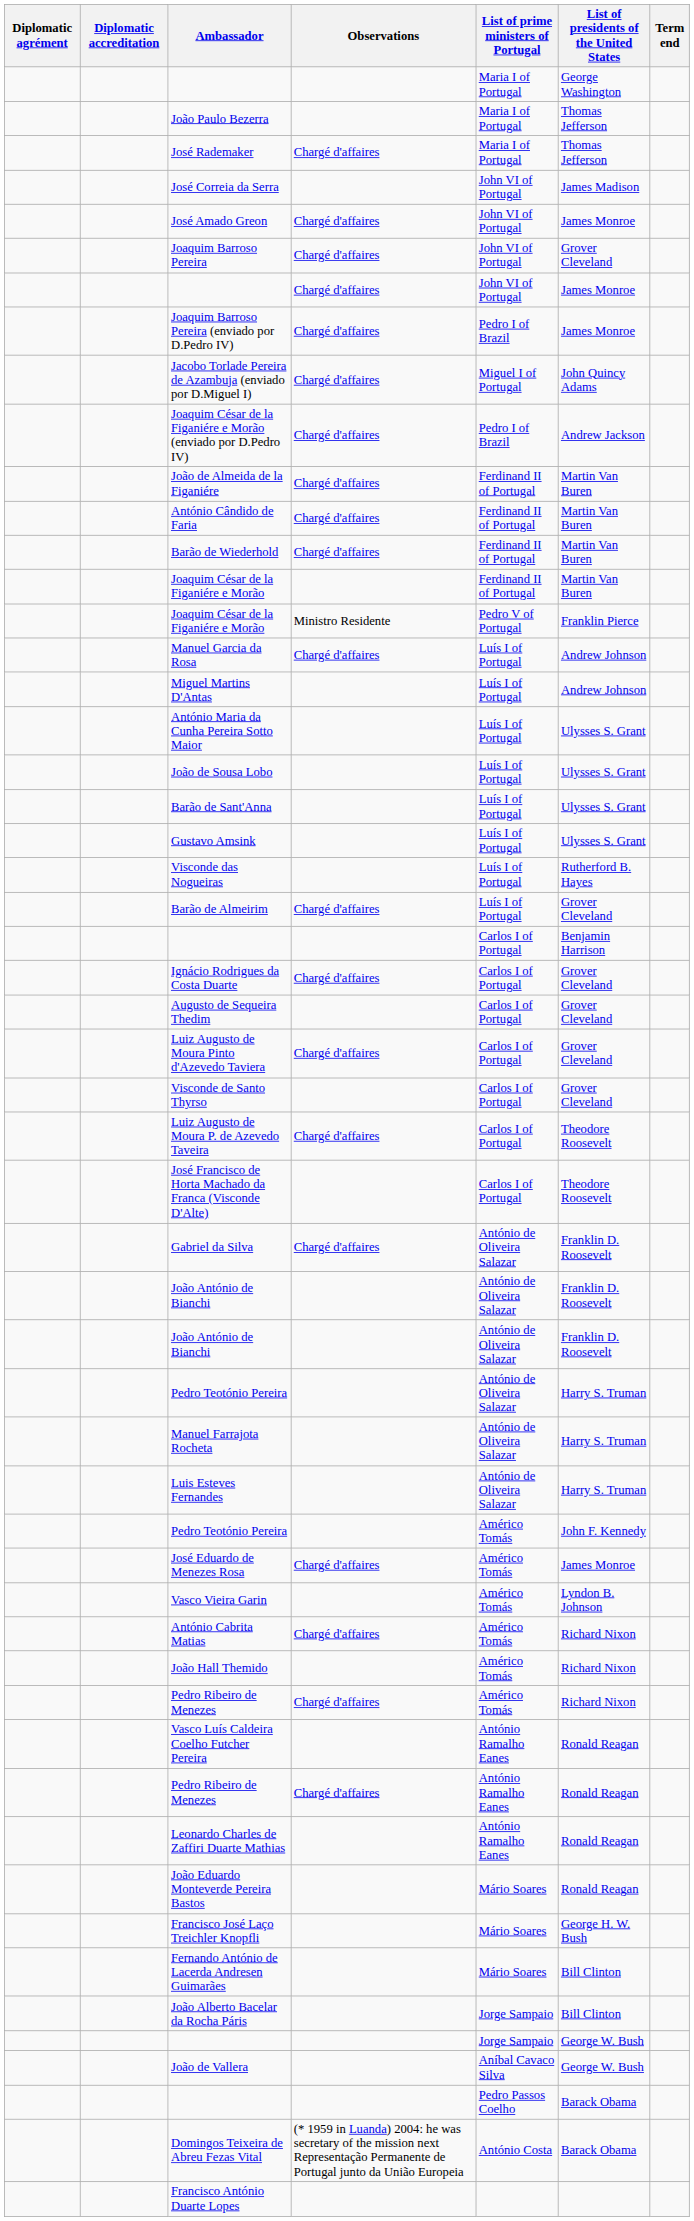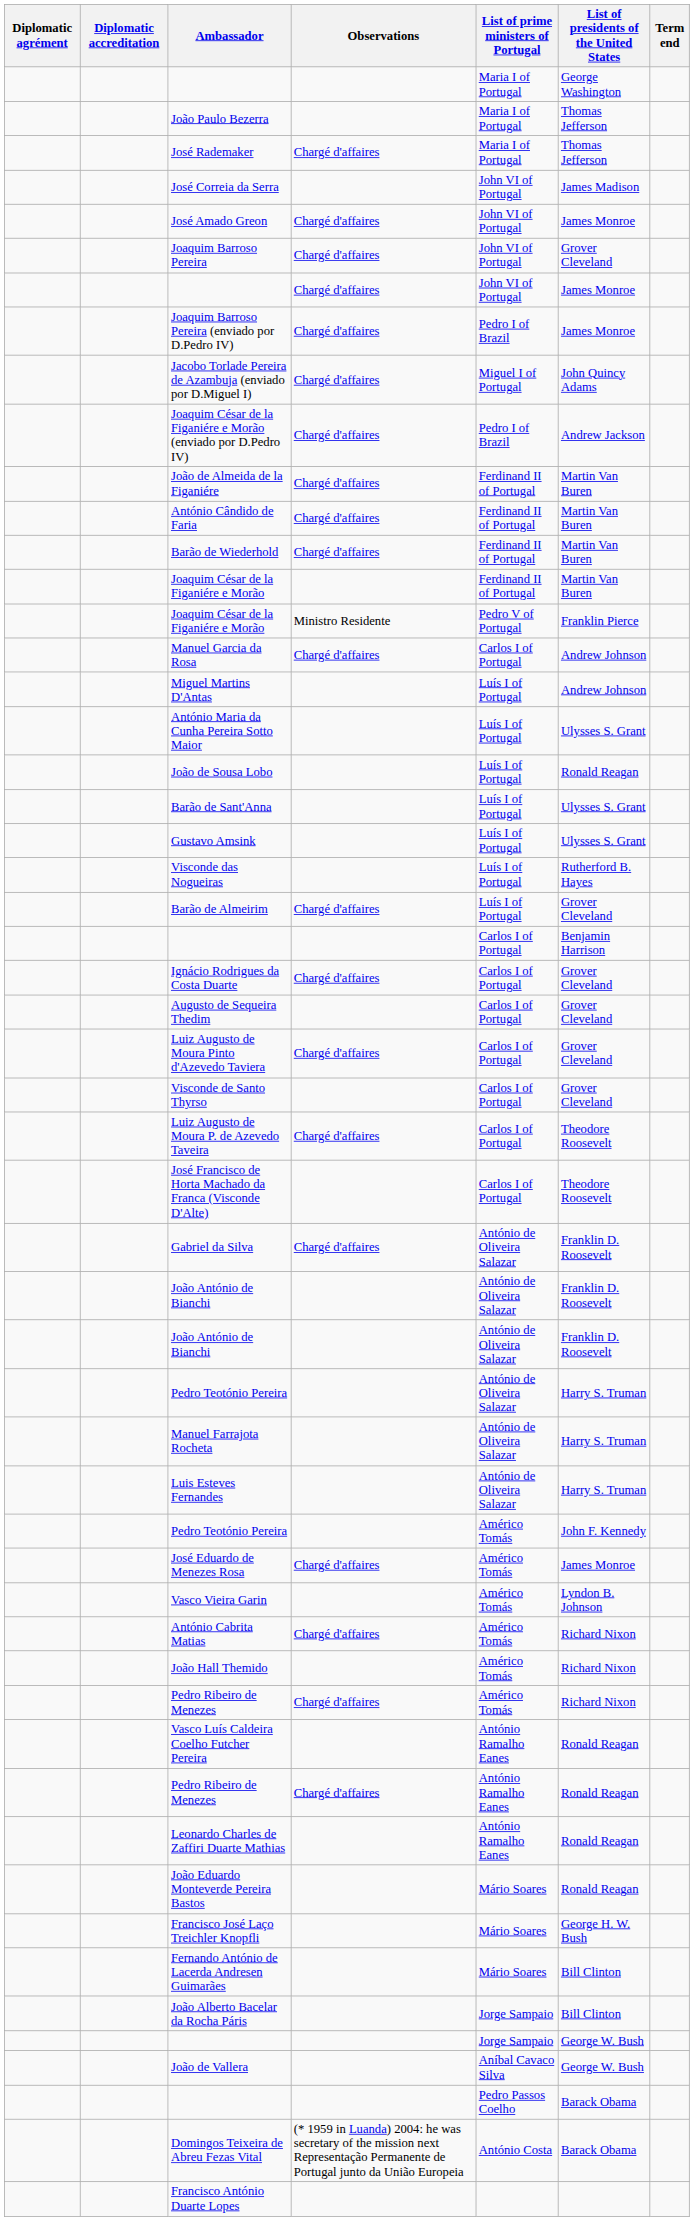(501, 655) Luís I of Portugal -> (506, 655) Carlos I of Portugal
(603, 772) Ulysses S. Grant -> (600, 772) Ronald Reagan
